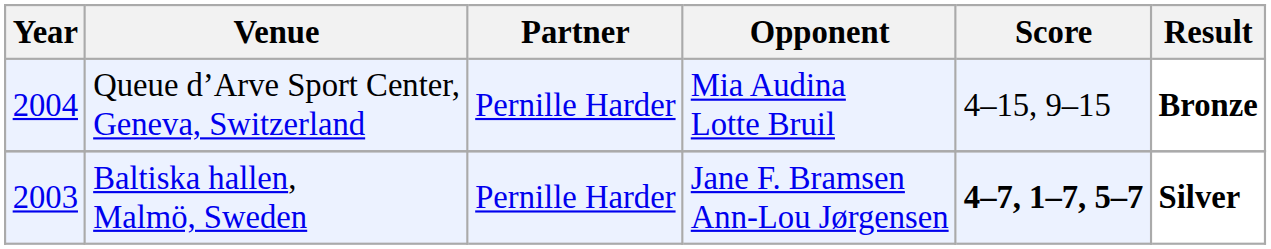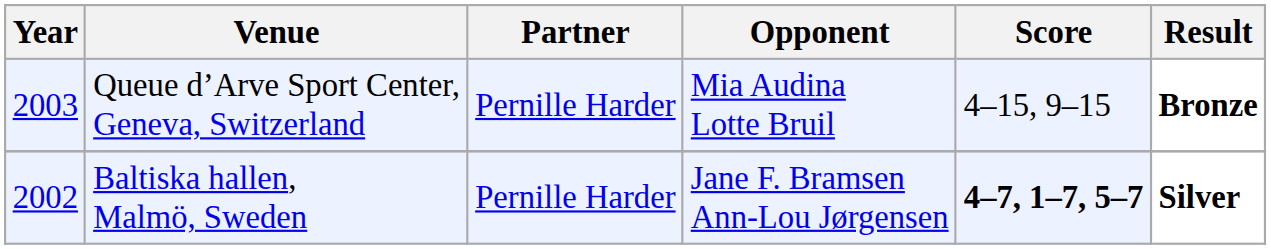(45, 104) 2004 -> (45, 104) 2003
(45, 197) 2003 -> (45, 197) 2002
